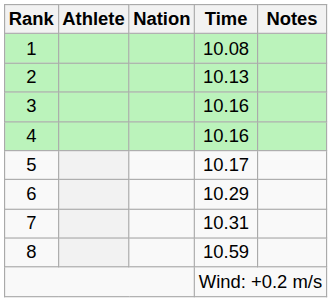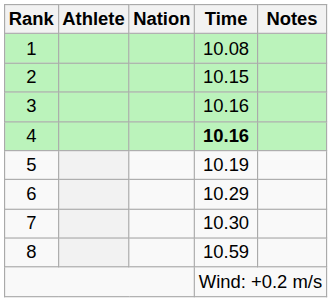(226, 77) 10.13 -> (226, 77) 10.15
(226, 135) normal -> (226, 135) bold
(226, 164) 10.17 -> (226, 164) 10.19
(226, 223) 10.31 -> (226, 223) 10.30
